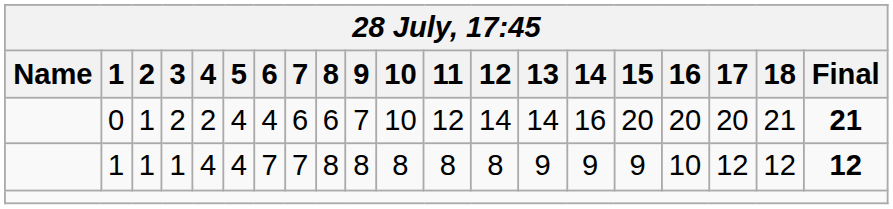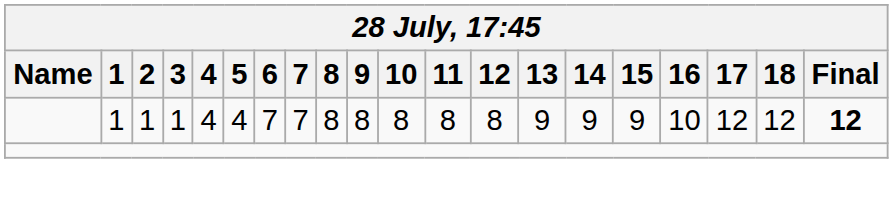- row: (116, 119)
